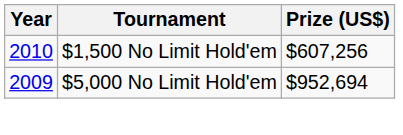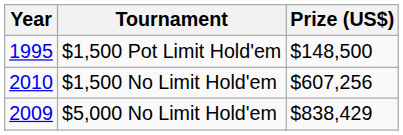+ row: (172, 51)
(327, 82) $952,694 -> (331, 113) $838,429
